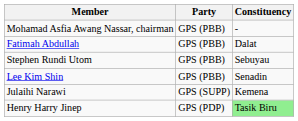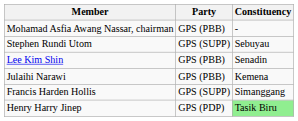- row: (43, 44)
(202, 60) GPS (PBB) -> (204, 44) GPS (SUPP)
(204, 92) GPS (SUPP) -> (202, 76) GPS (PBB)
+ row: (51, 92)
